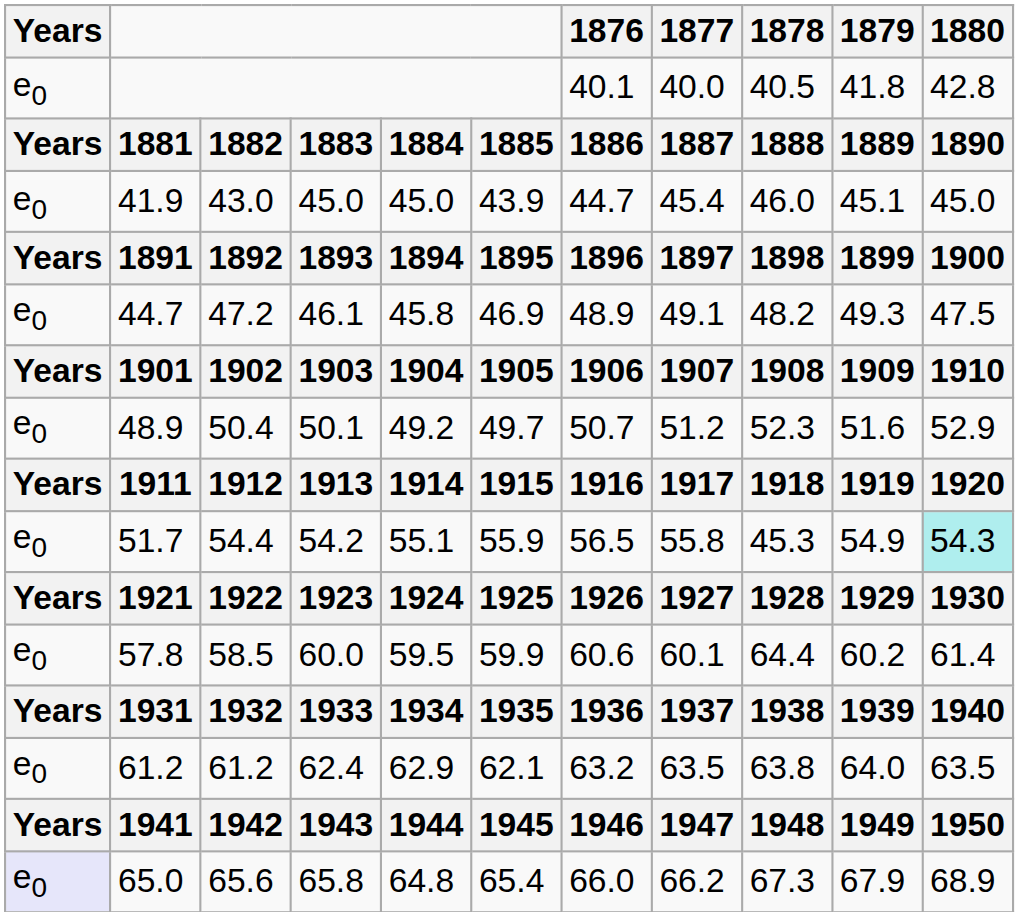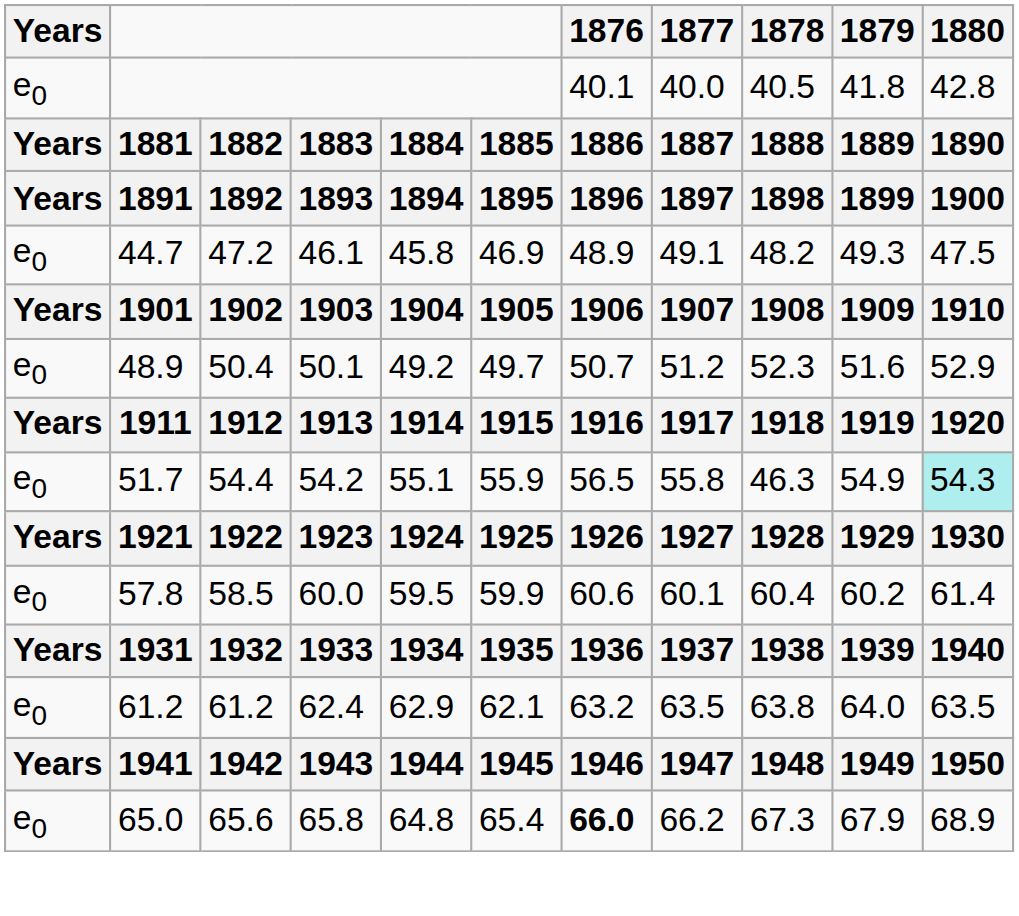- row: (151, 201)
(782, 540) 45.3 -> (782, 480) 46.3
(782, 654) 64.4 -> (782, 594) 60.4
(30, 881) lavender background -> (30, 821) no background
(602, 880) normal -> (602, 820) bold
